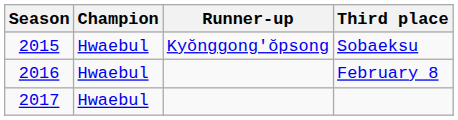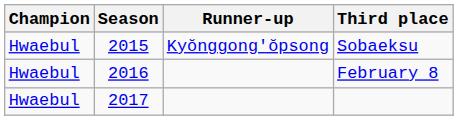columns swapped: (39, 18) <-> (118, 18)
